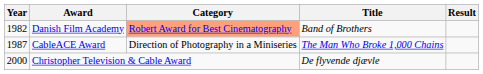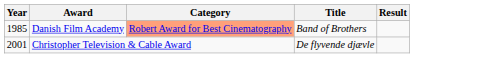(17, 28) 1982 -> (17, 28) 1985
- row: (69, 45)
(17, 61) 2000 -> (17, 45) 2001
